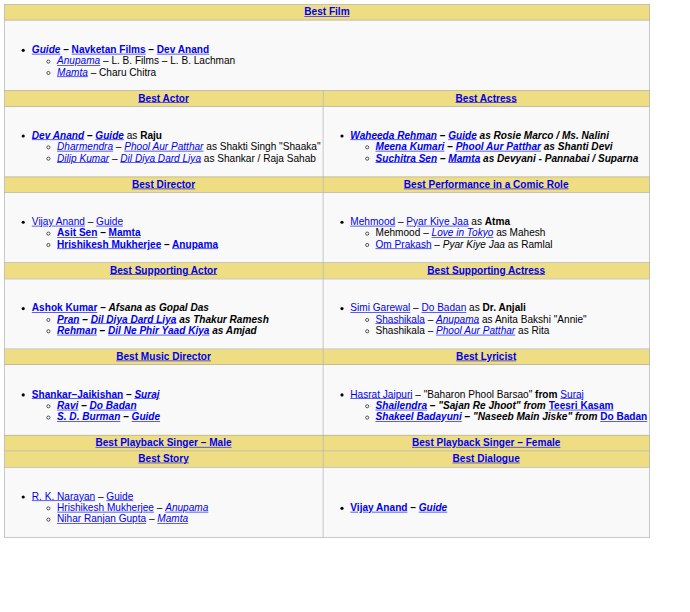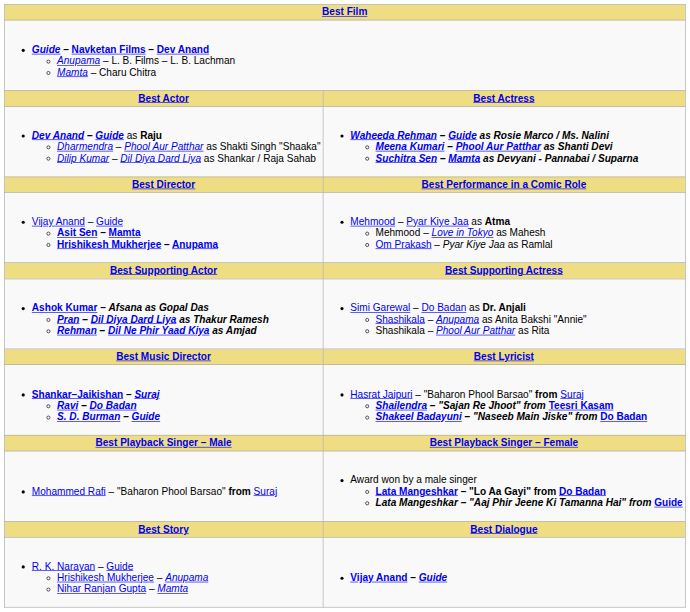+ row: (164, 492)
